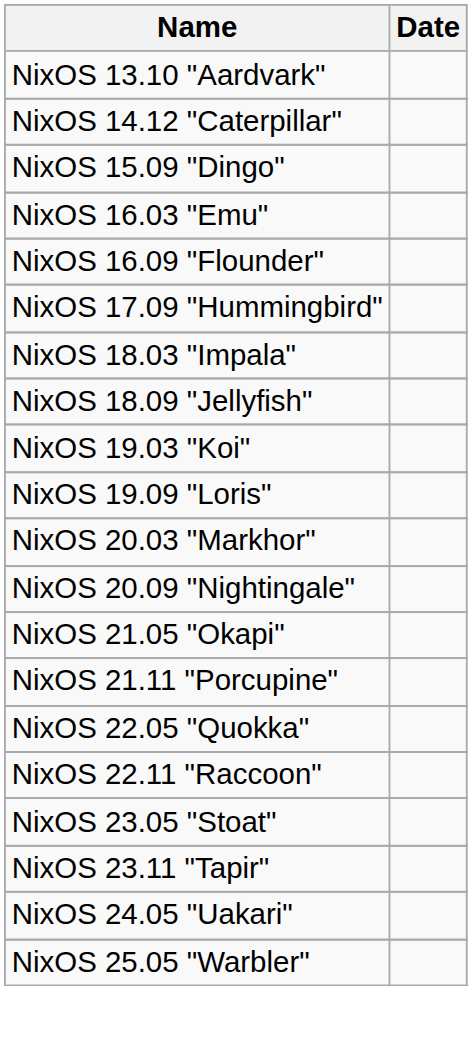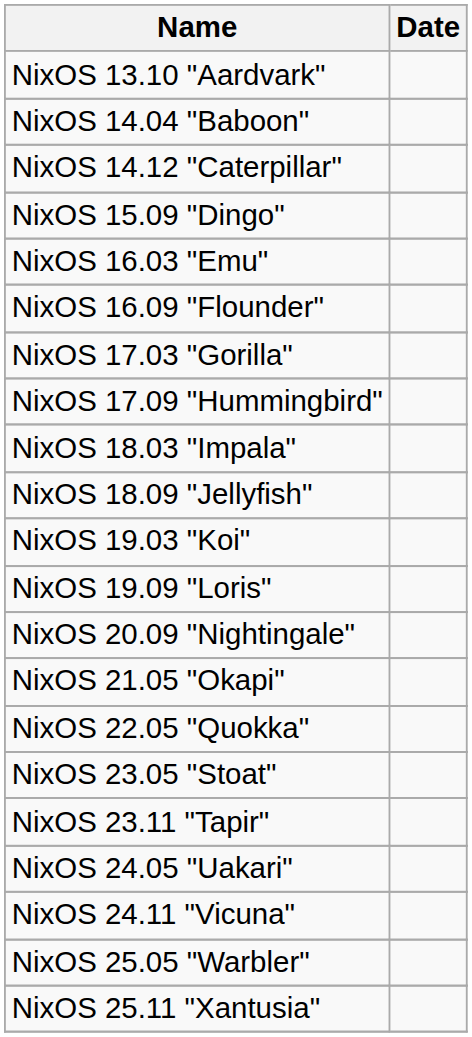+ row: (160, 121)
+ row: (152, 354)
- row: (164, 541)
- row: (175, 681)
- row: (167, 774)
+ row: (153, 914)
+ row: (166, 1008)
